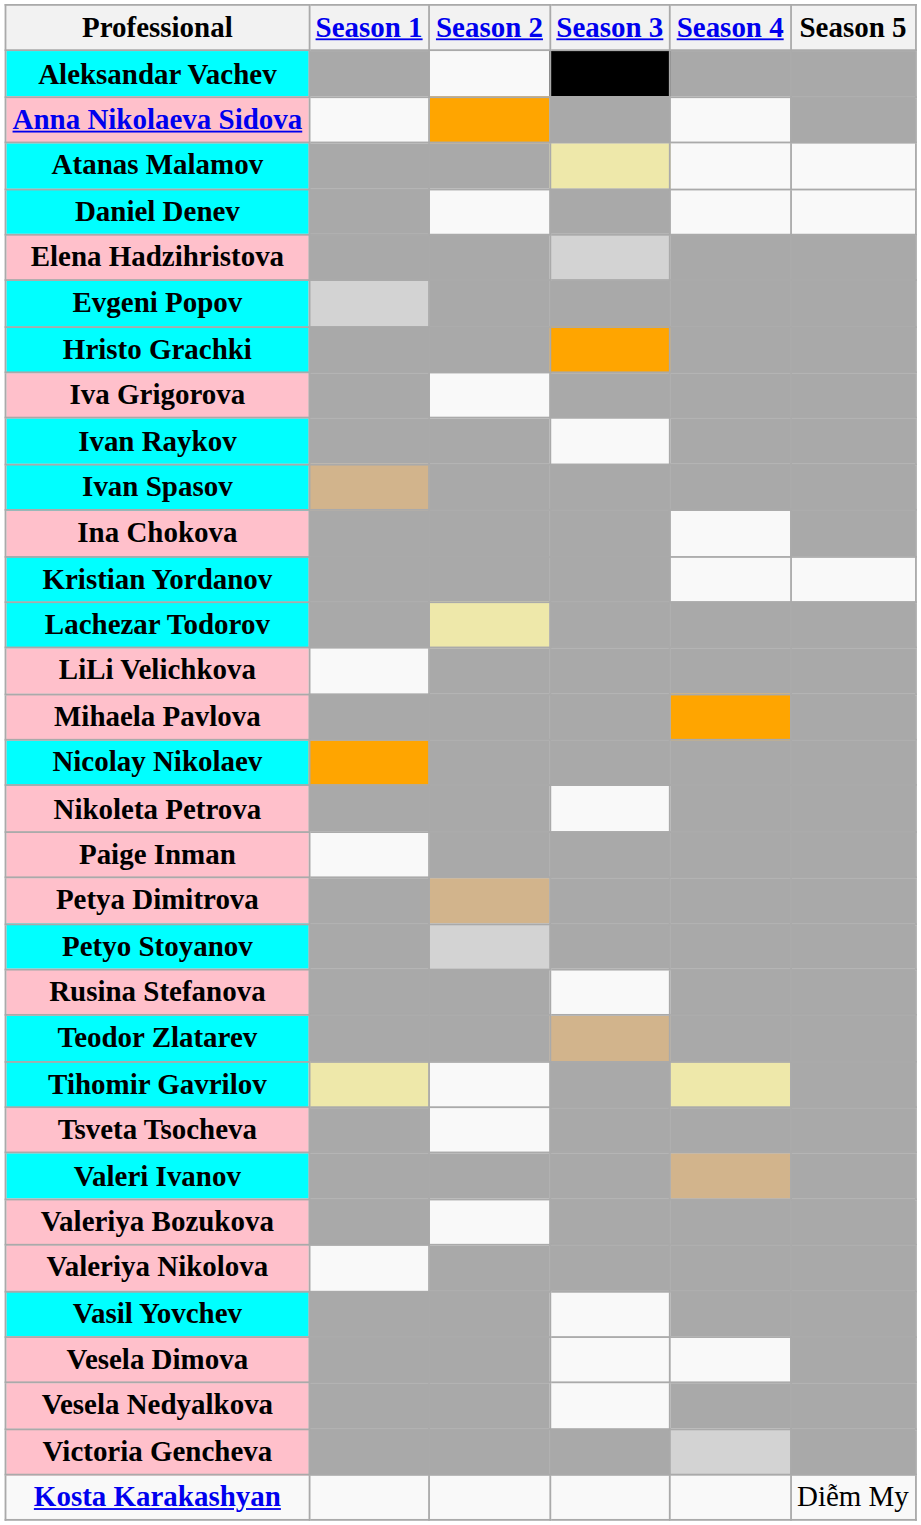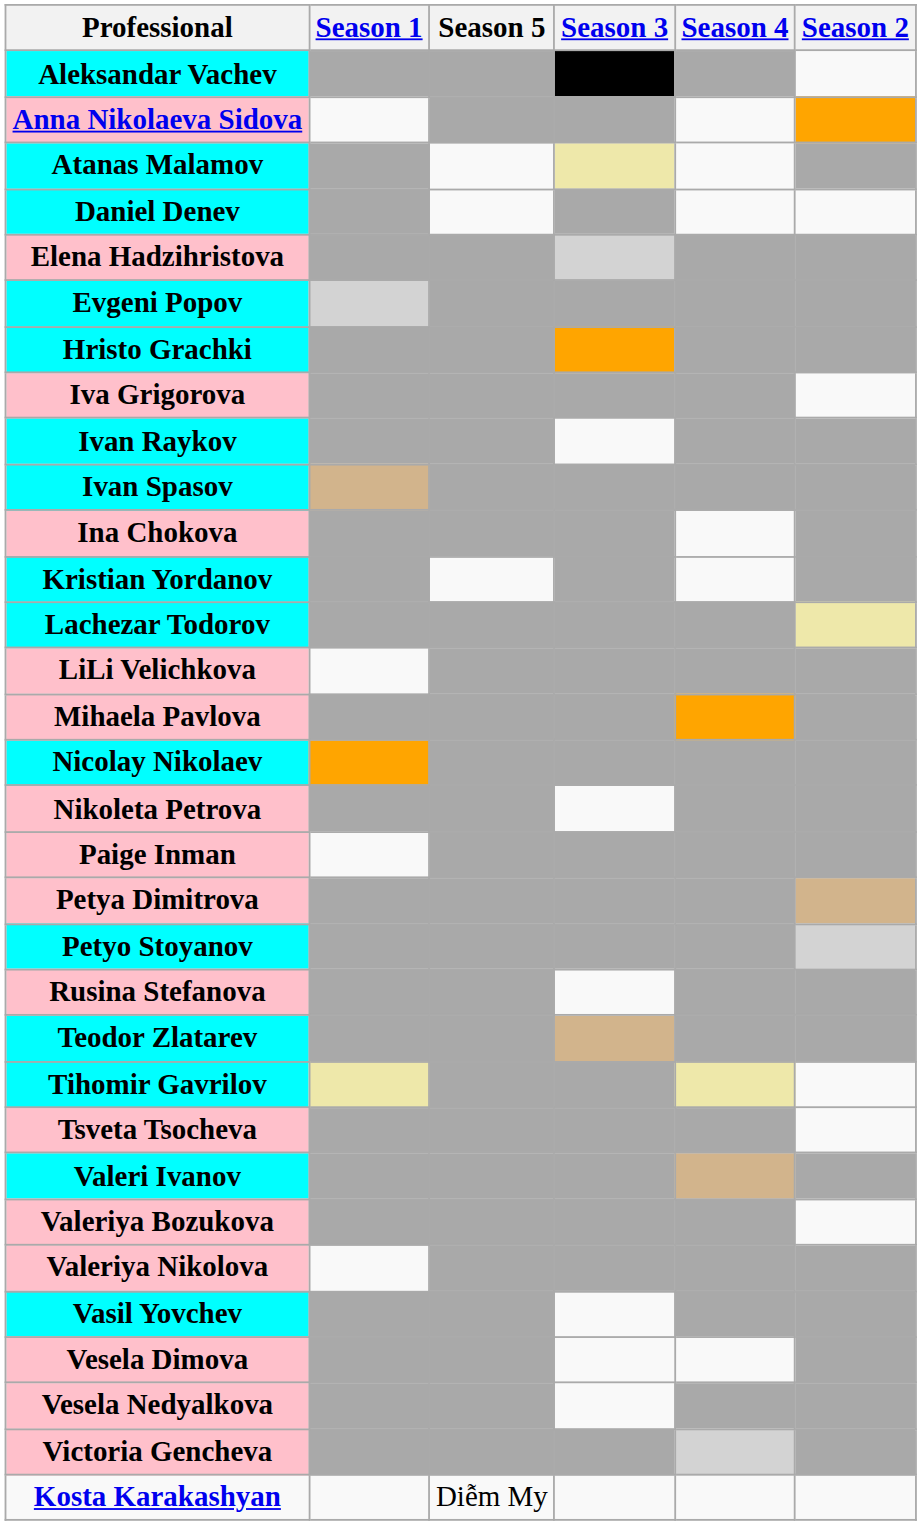columns swapped: (489, 27) <-> (853, 27)
